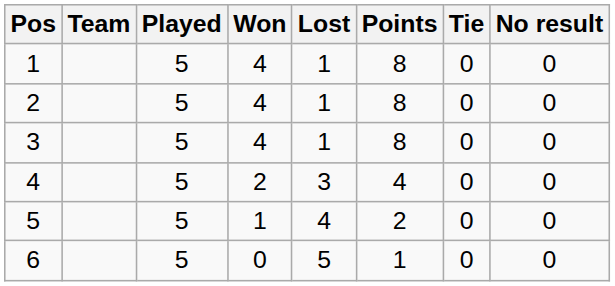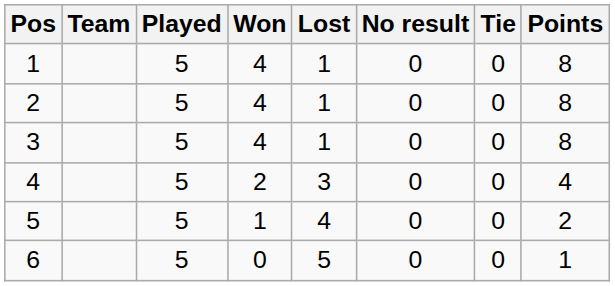columns swapped: (549, 24) <-> (400, 24)
